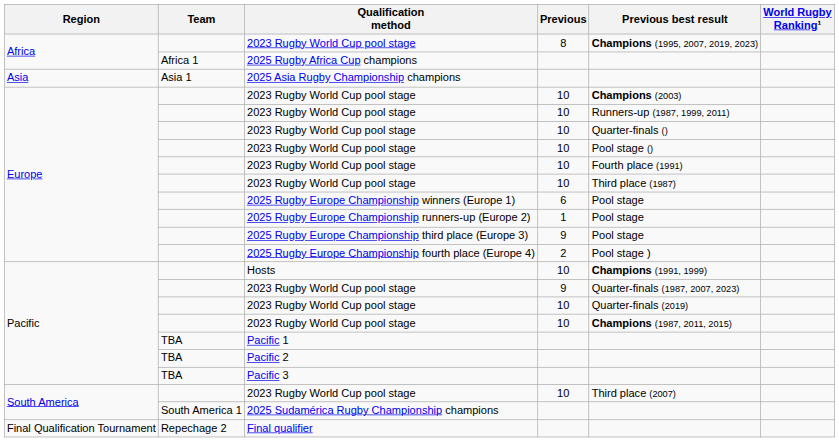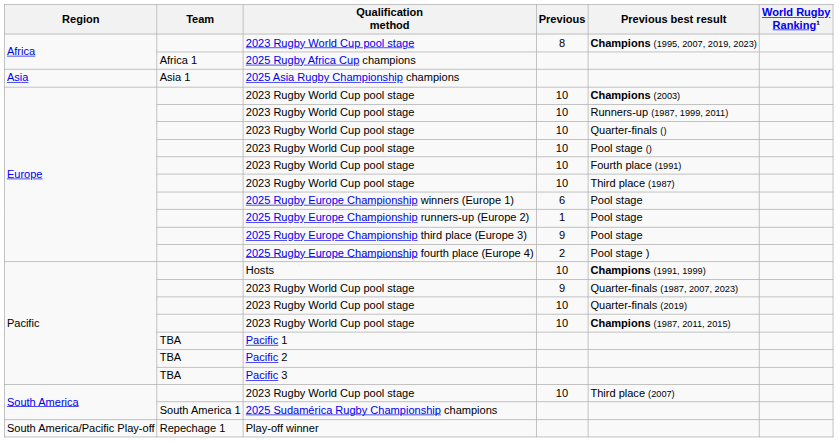+ row: (81, 428)
- row: (81, 428)
